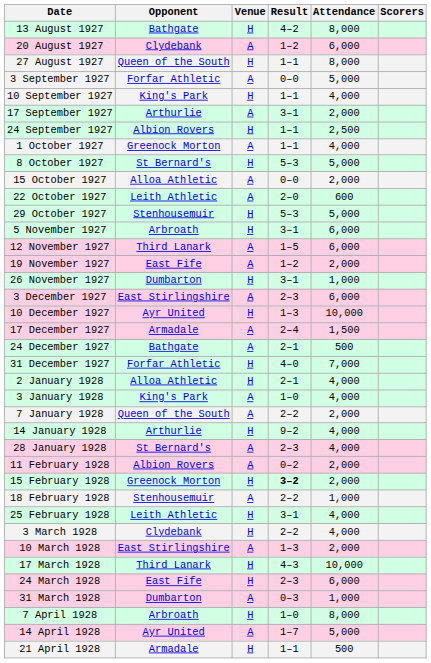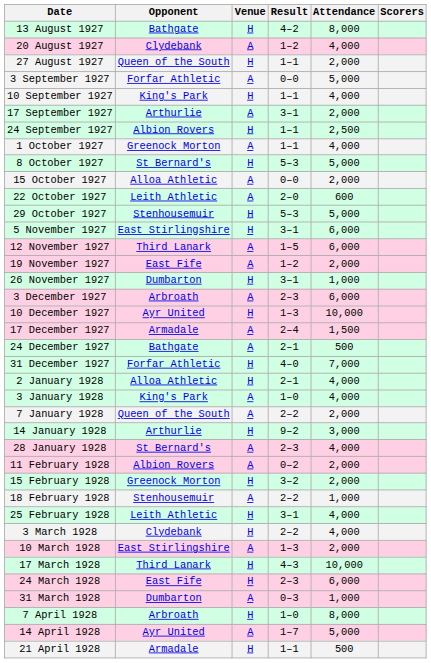(344, 47) 6,000 -> (344, 47) 4,000
(344, 63) 8,000 -> (344, 63) 2,000
(174, 231) Arbroath -> (174, 231) East Stirlingshire
(174, 298) East Stirlingshire -> (174, 298) Arbroath
(344, 432) 4,000 -> (344, 432) 3,000
(289, 482) bold -> (289, 482) normal
